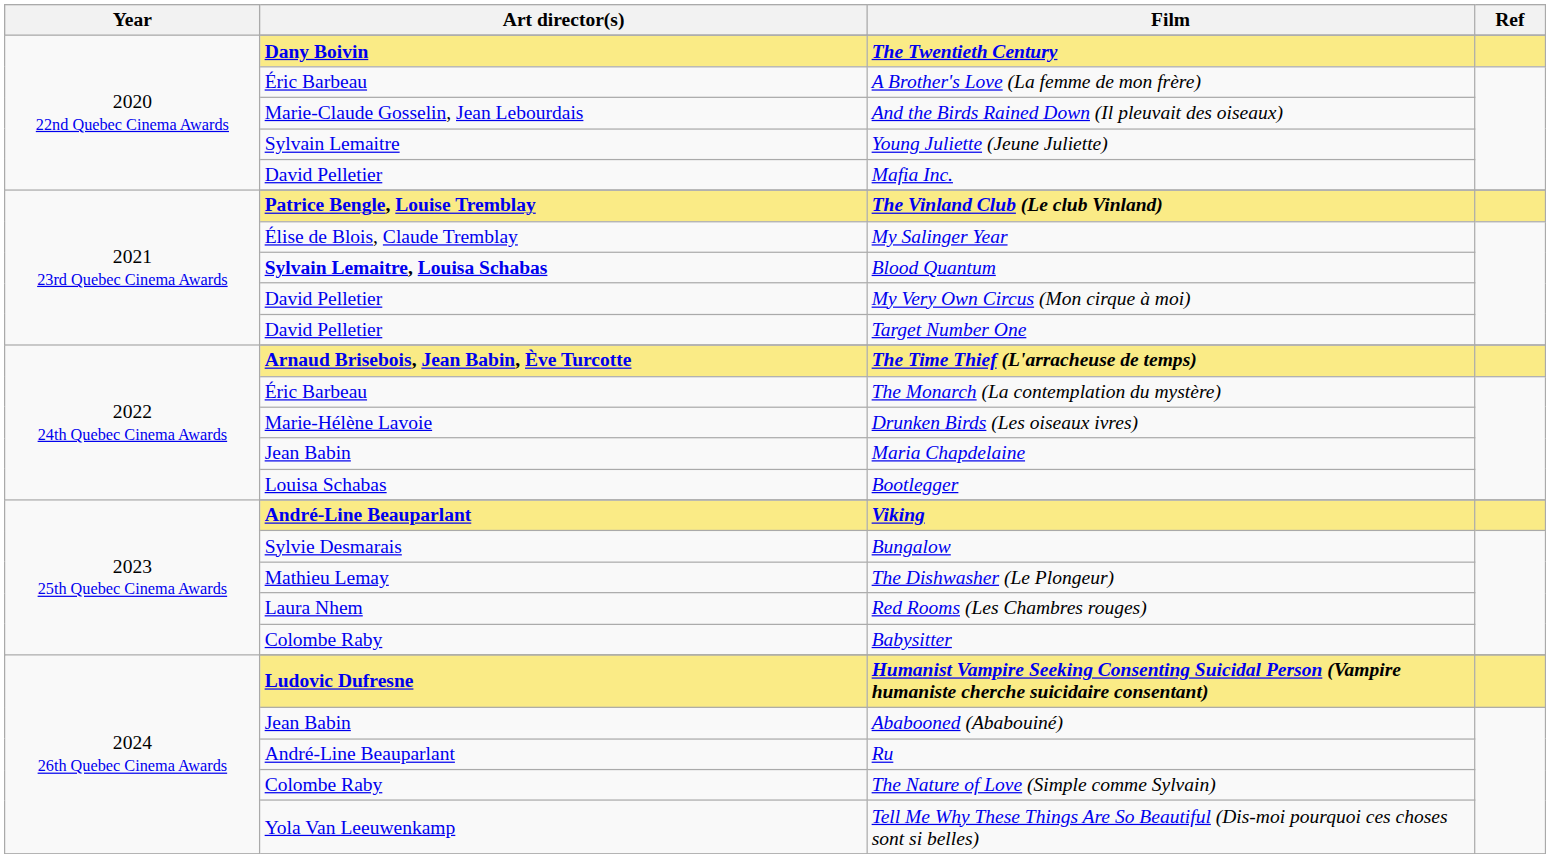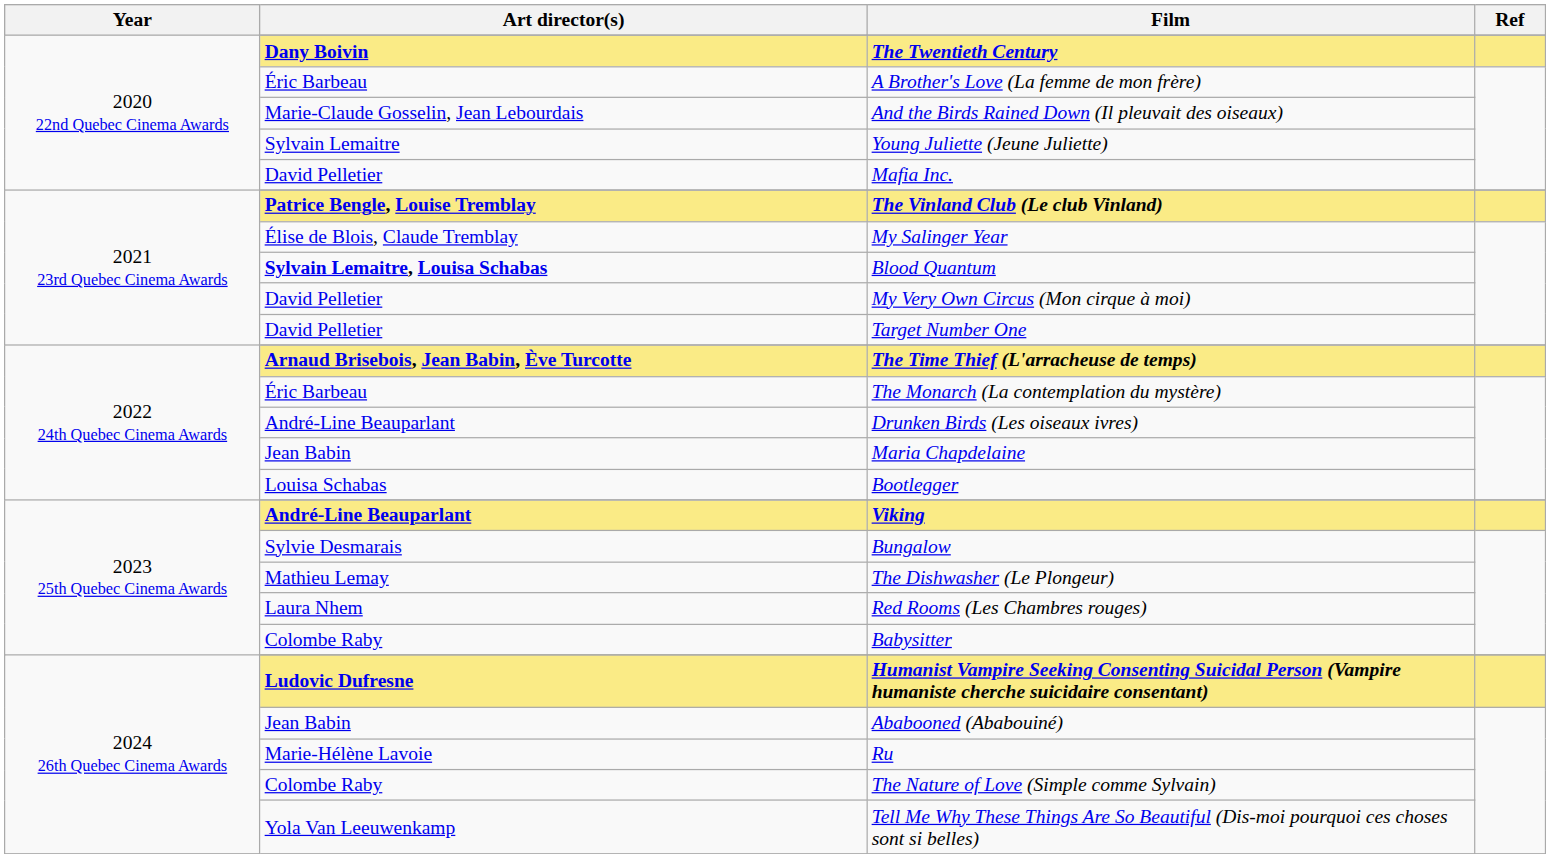(348, 422) Marie-Hélène Lavoie -> (360, 422) André-Line Beauparlant
(360, 753) André-Line Beauparlant -> (348, 753) Marie-Hélène Lavoie
